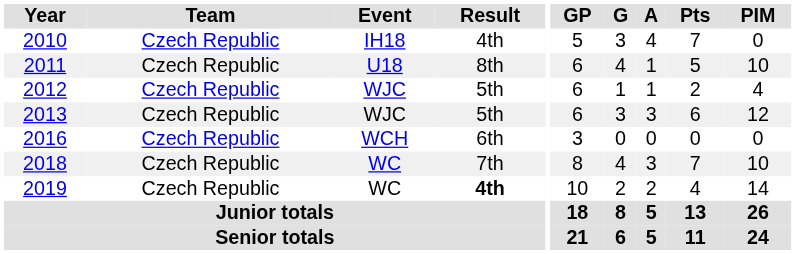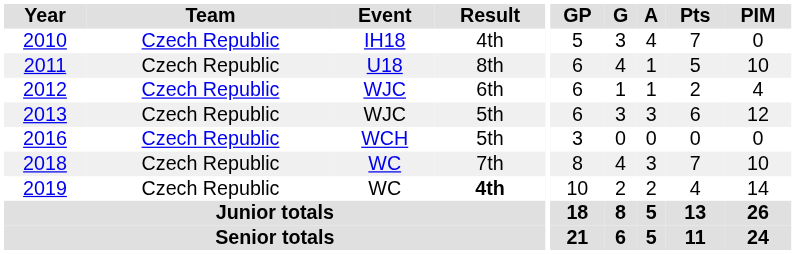(490, 89) 5th -> (490, 89) 6th
(490, 139) 6th -> (490, 139) 5th
